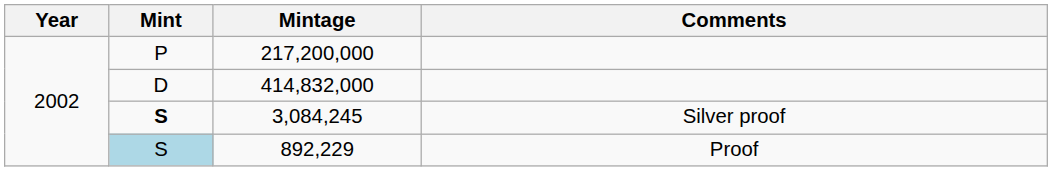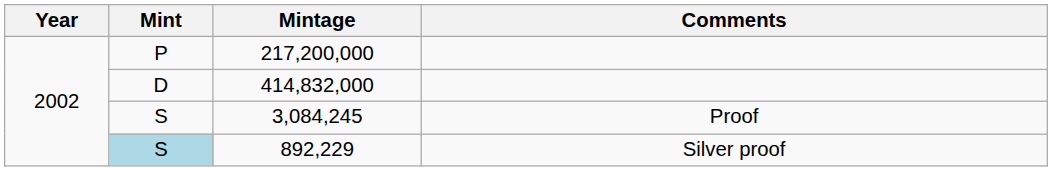(161, 117) bold -> (161, 117) normal
(734, 117) Silver proof -> (734, 117) Proof
(734, 149) Proof -> (734, 149) Silver proof
